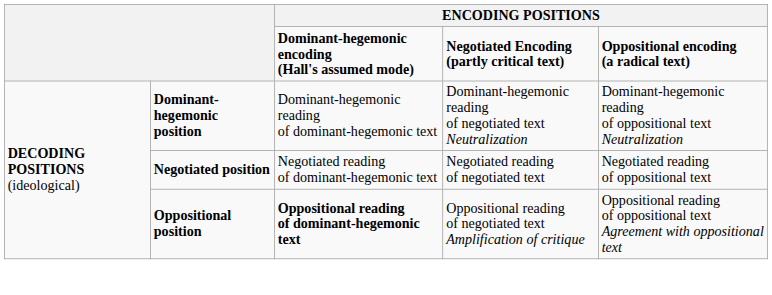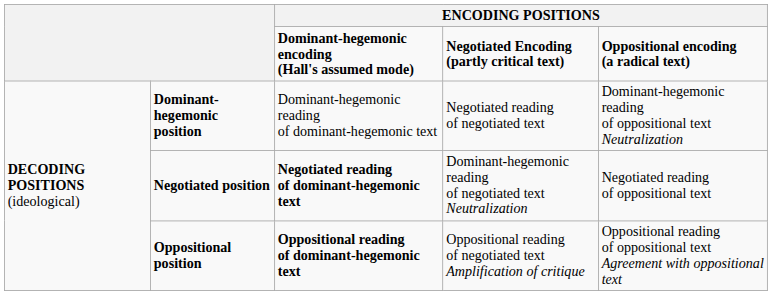(508, 115) Dominant-hegemonic reading of negotiated text Neutralization -> (500, 115) Negotiated reading of negotiated text
(357, 169) normal -> (349, 185) bold
(500, 169) Negotiated reading of negotiated text -> (508, 185) Dominant-hegemonic reading of negotiated text Neutralization
